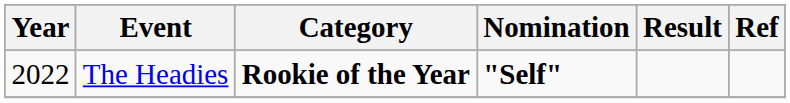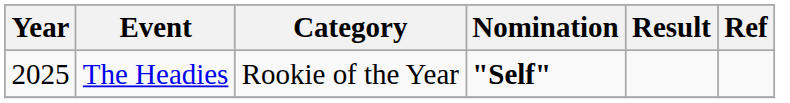(41, 73) 2022 -> (41, 73) 2025
(356, 73) bold -> (350, 73) normal
